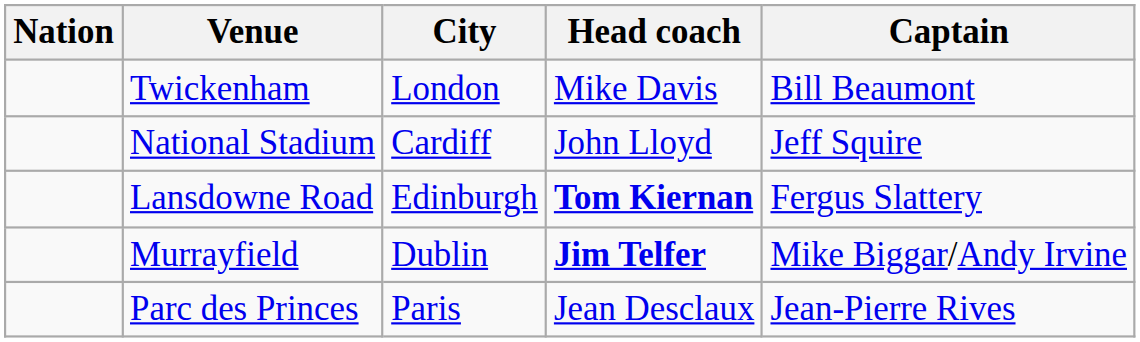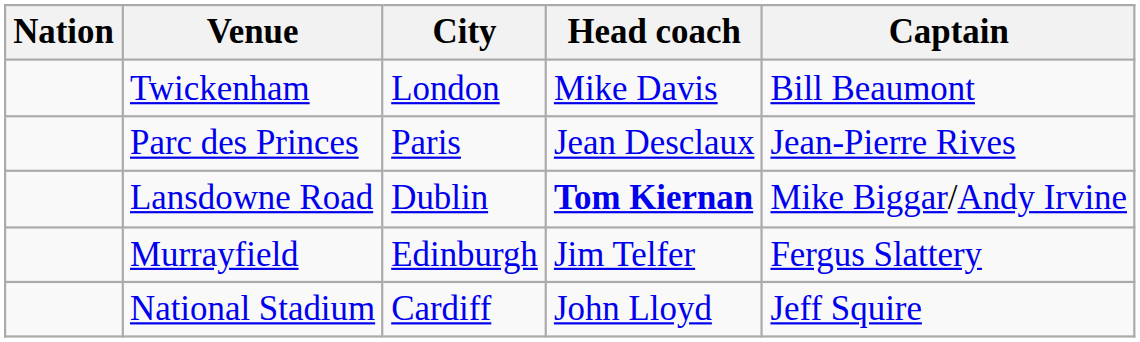rows swapped: (244, 308) <-> (253, 142)
(465, 198) Edinburgh -> (440, 198) Dublin
(876, 198) Fergus Slattery -> (949, 198) Mike Biggar/Andy Irvine
(440, 253) Dublin -> (465, 253) Edinburgh
(630, 253) bold -> (625, 253) normal
(949, 253) Mike Biggar/Andy Irvine -> (876, 253) Fergus Slattery
